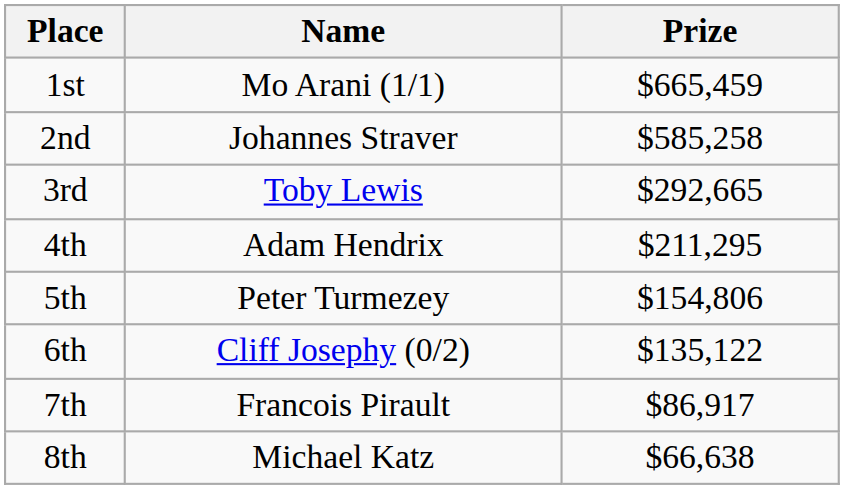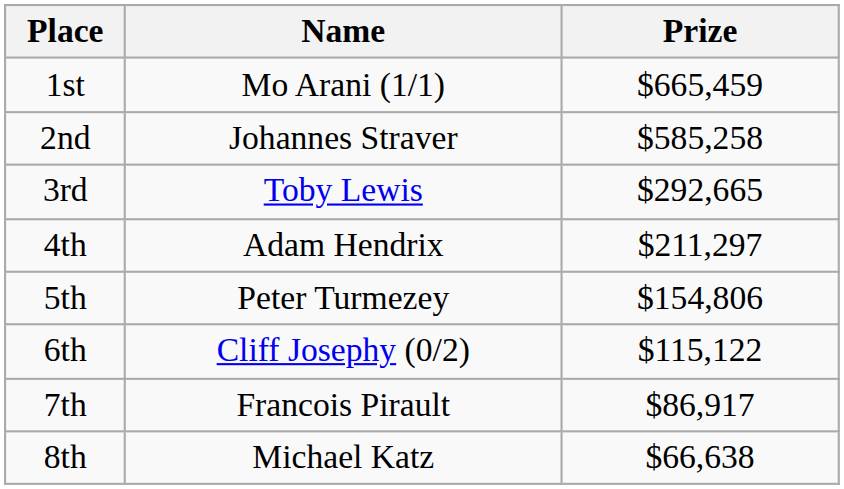(700, 244) $211,295 -> (700, 244) $211,297
(700, 350) $135,122 -> (700, 350) $115,122
